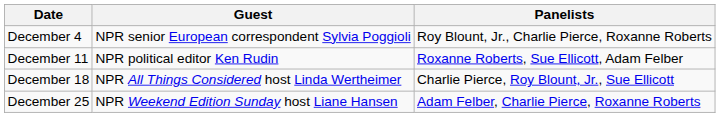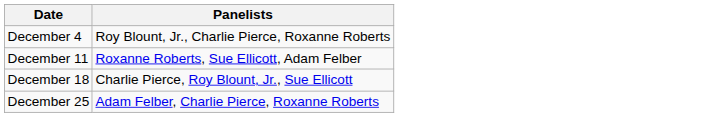- column: (253, 15)
